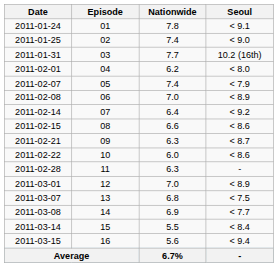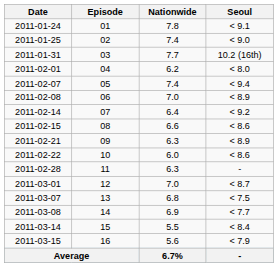(240, 84) < 7.9 -> (240, 84) < 9.4
(240, 141) < 8.7 -> (240, 141) < 8.9
(240, 184) < 8.9 -> (240, 184) < 8.7
(240, 241) < 9.4 -> (240, 241) < 7.9
